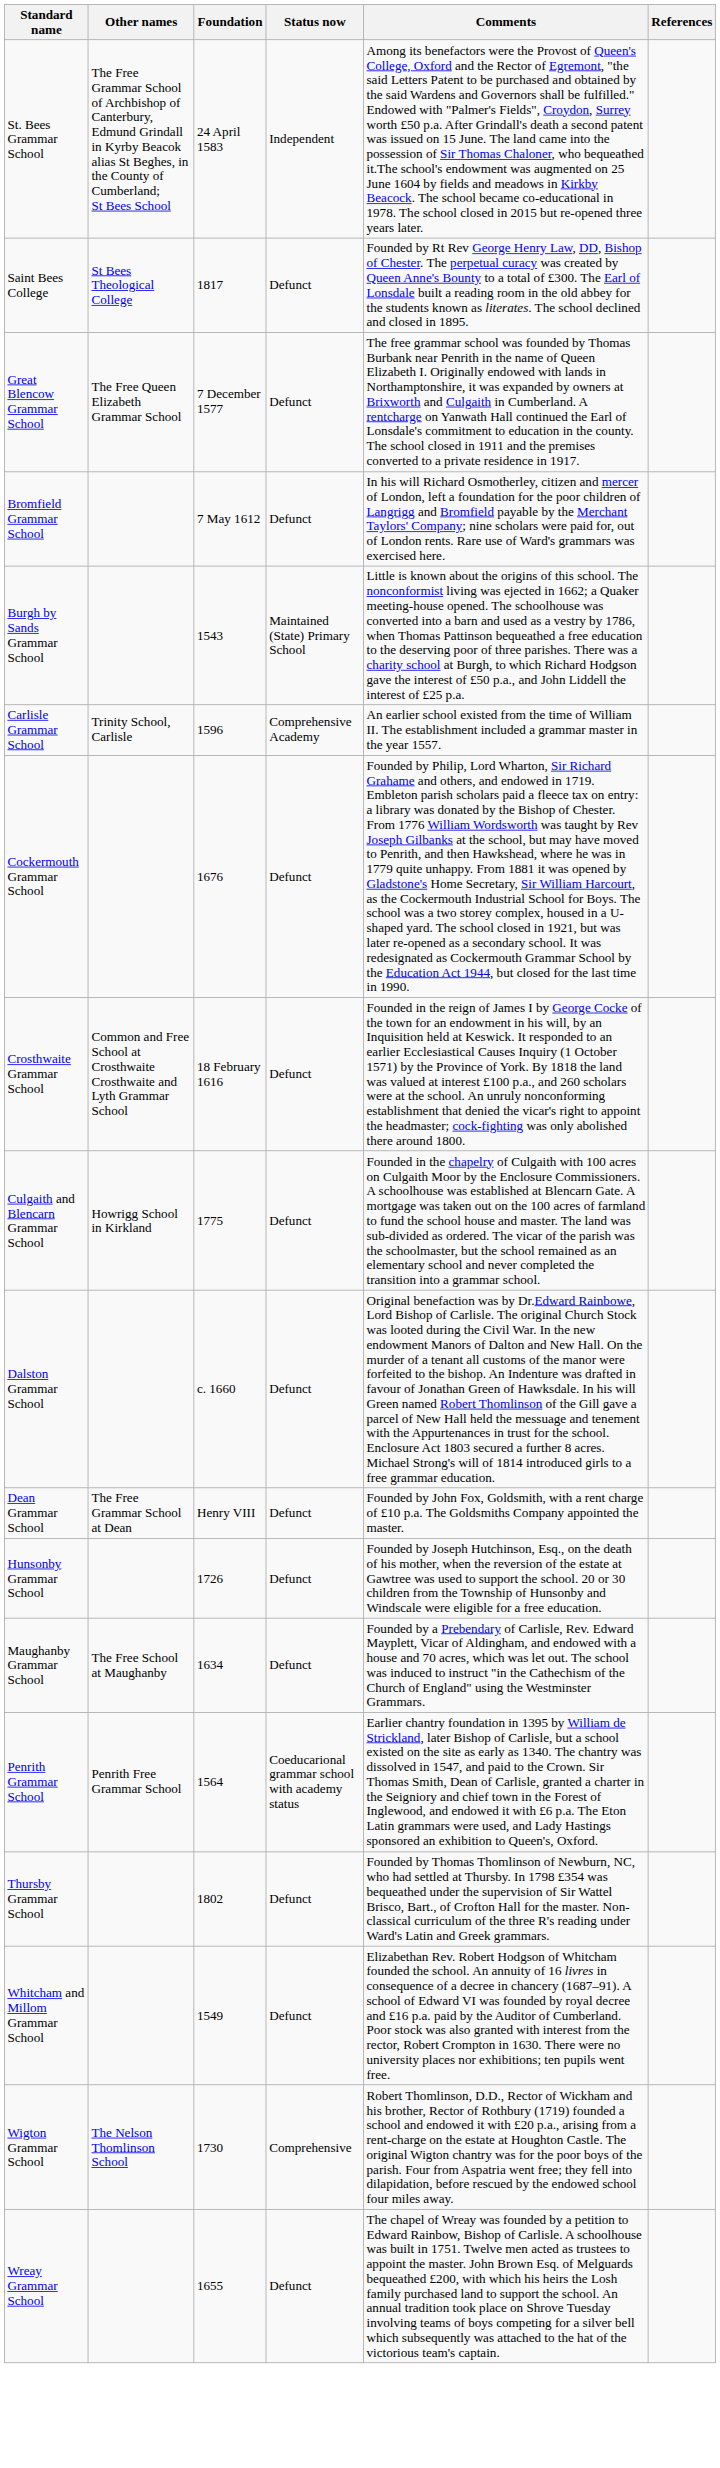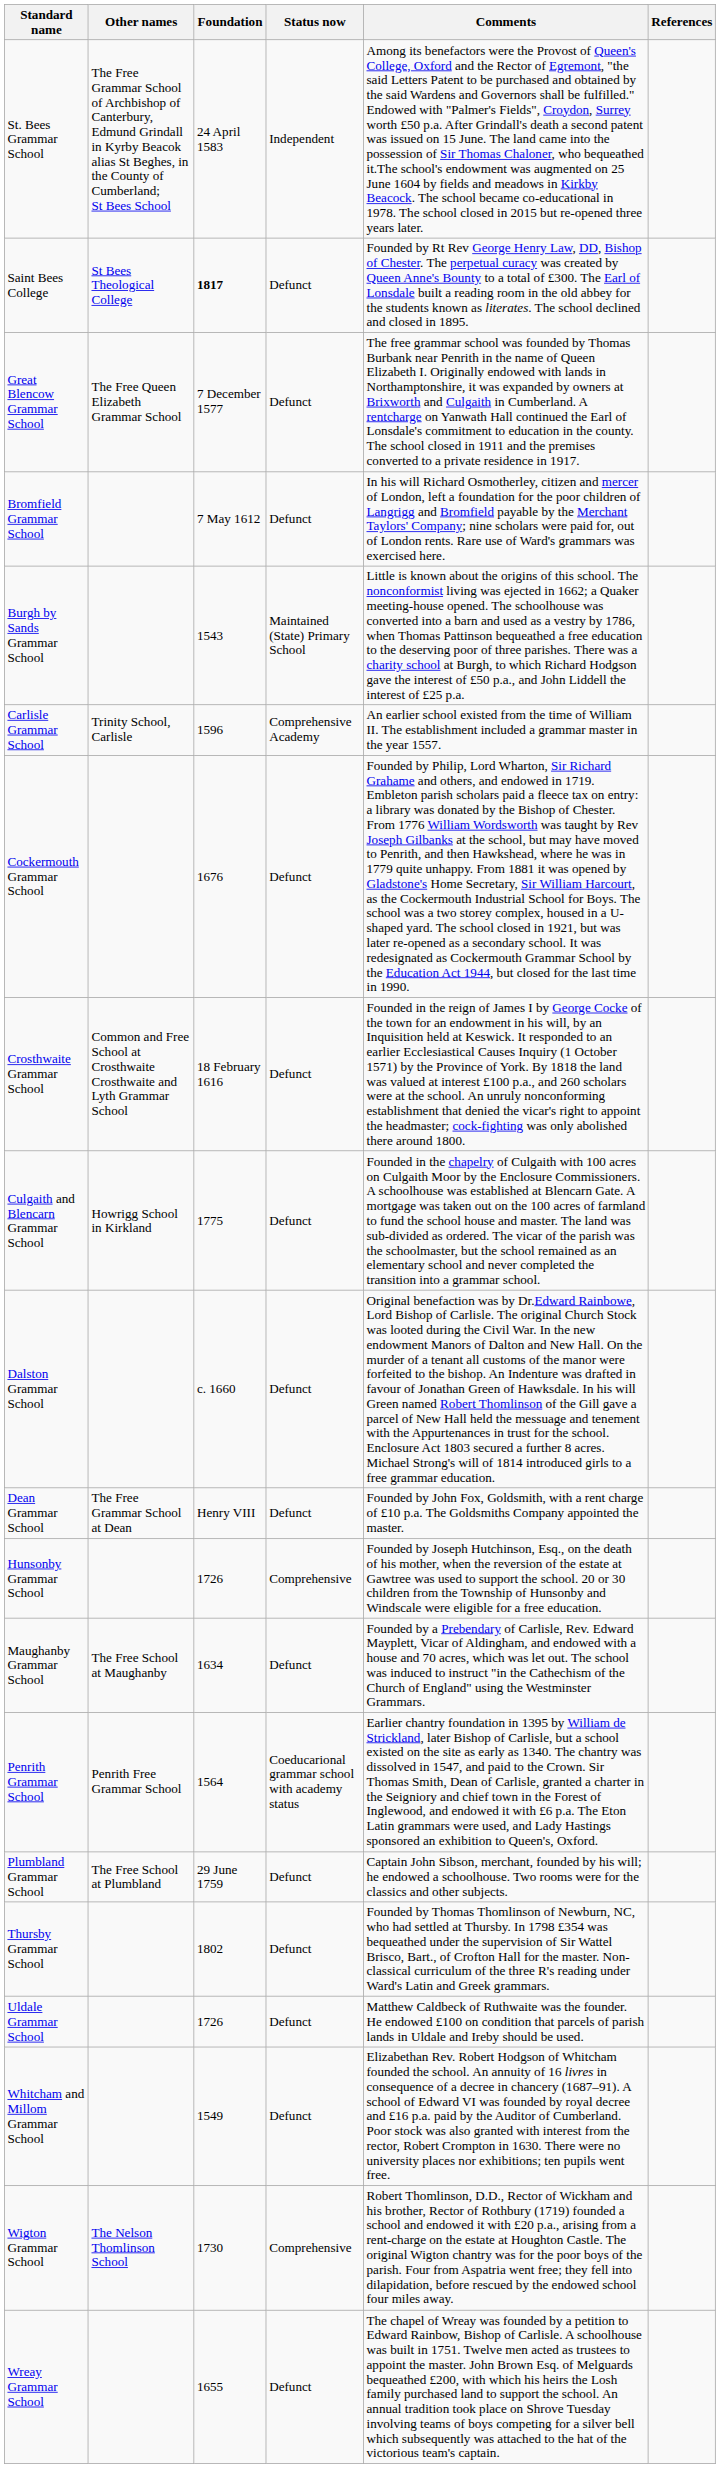(210, 285) normal -> (210, 285) bold
(290, 1578) Defunct -> (310, 1578) Comprehensive
+ row: (36, 1876)
+ row: (33, 2021)
